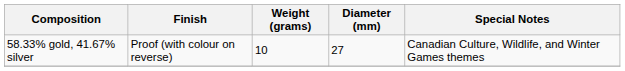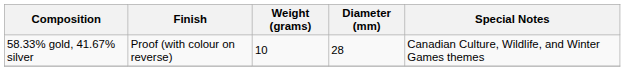(338, 50) 27 -> (338, 50) 28
